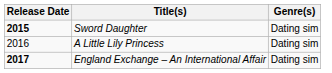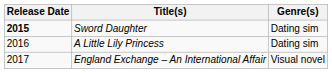(18, 60) bold -> (18, 60) normal
(295, 60) Dating sim -> (298, 60) Visual novel
